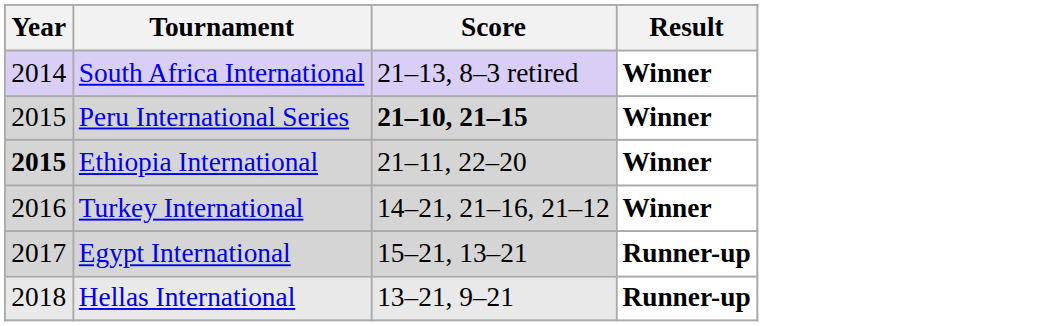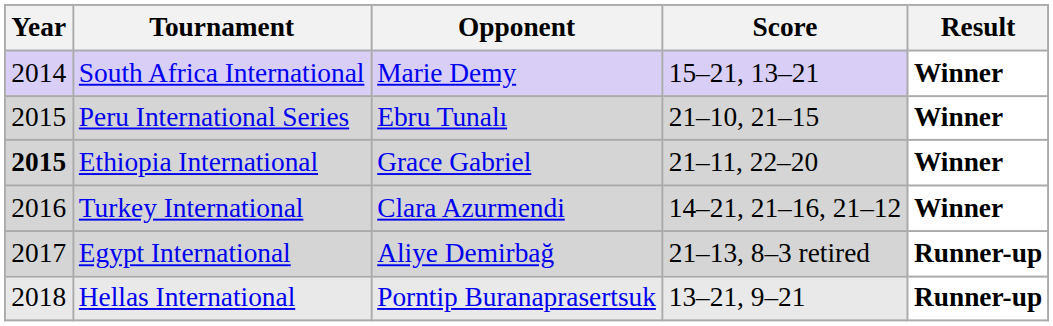+ column: (517, 27)
(478, 72) 21–13, 8–3 retired -> (744, 72) 15–21, 13–21
(452, 117) bold -> (744, 117) normal
(452, 253) 15–21, 13–21 -> (769, 253) 21–13, 8–3 retired
